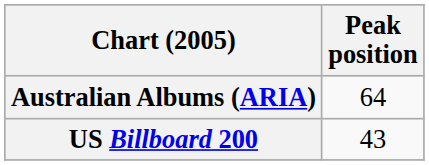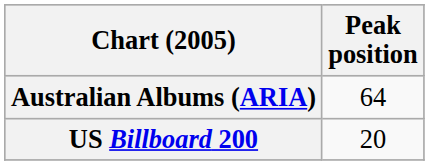(373, 138) 43 -> (373, 138) 20
